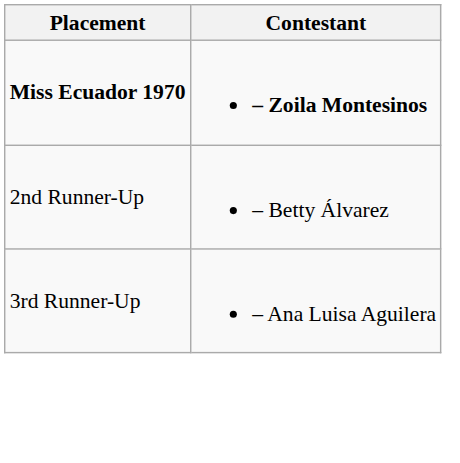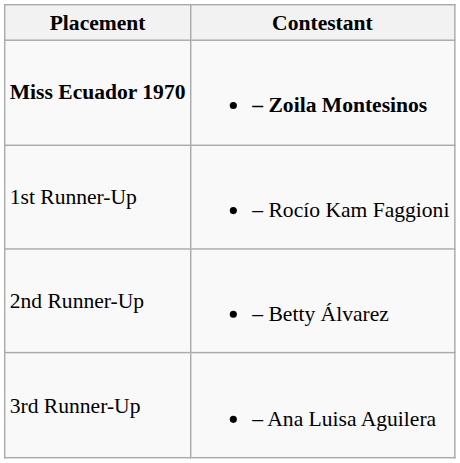+ row: (73, 196)
